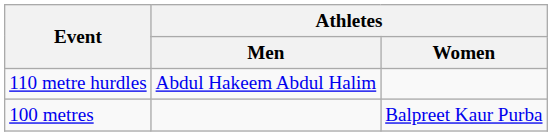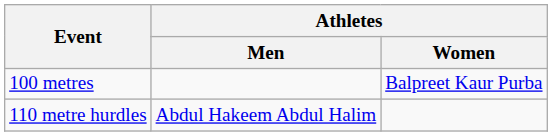rows swapped: (51, 115) <-> (78, 83)
